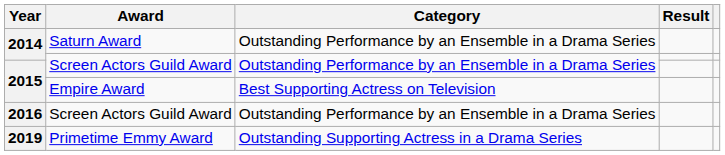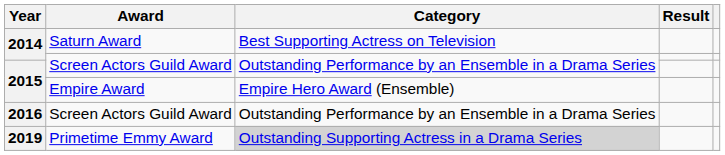(447, 41) Outstanding Performance by an Ensemble in a Drama Series -> (367, 41) Best Supporting Actress on Television
(367, 89) Best Supporting Actress on Television -> (347, 89) Empire Hero Award (Ensemble)
(410, 138) no background -> (410, 138) lightgrey background
